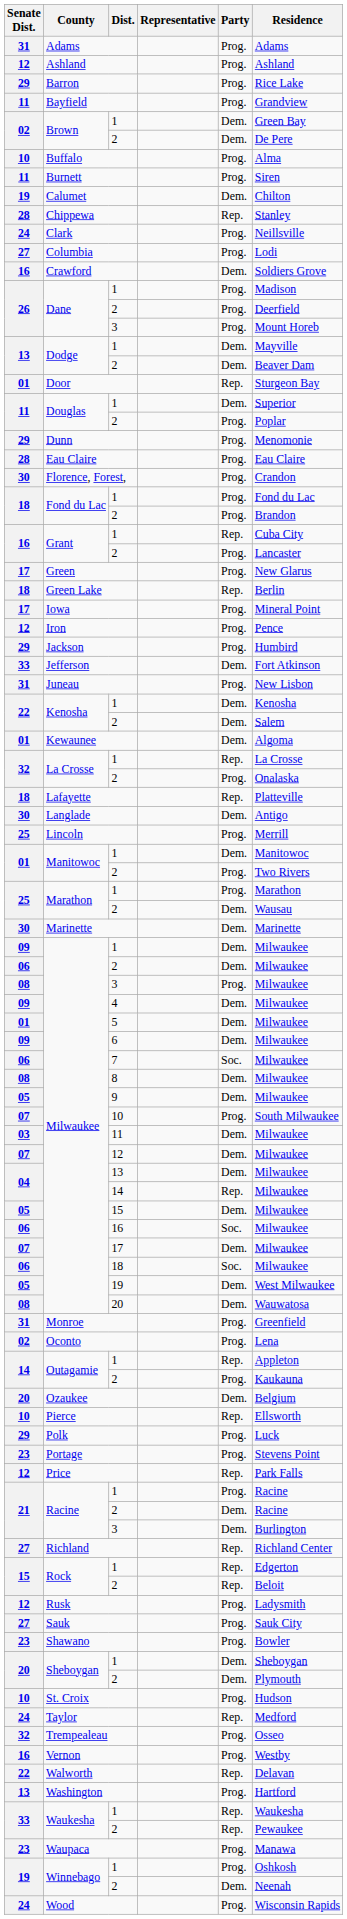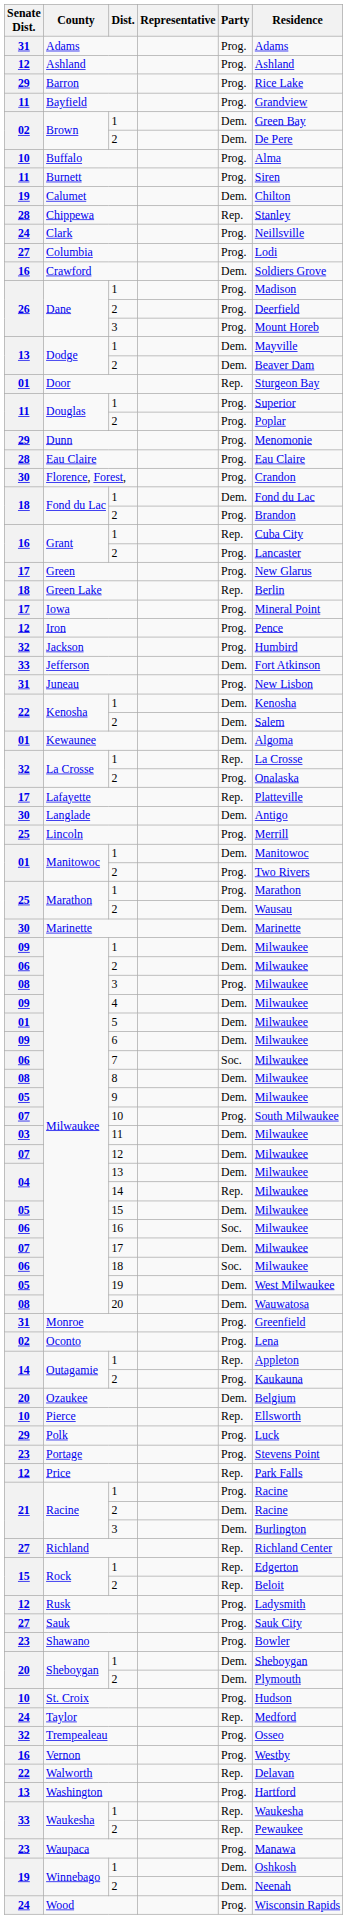(234, 402) Dem. -> (234, 402) Prog.
(234, 496) Prog. -> (234, 496) Dem.
(24, 646) 29 -> (24, 646) 32
(24, 797) 18 -> (24, 797) 17
(234, 1867) Prog. -> (234, 1867) Dem.
